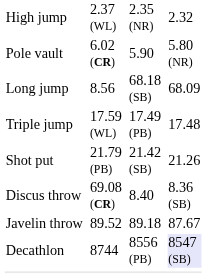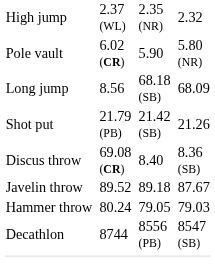- row: (39, 124)
+ row: (49, 207)
(182, 250) lavender background -> (192, 234) no background
